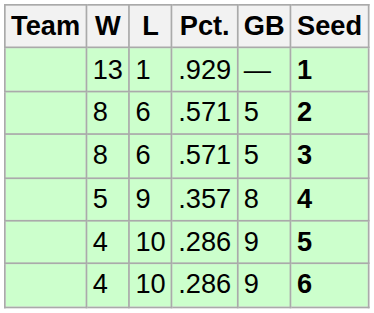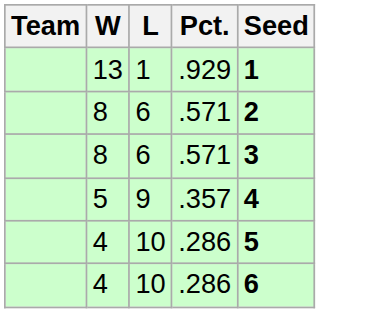- column: (264, 26)
